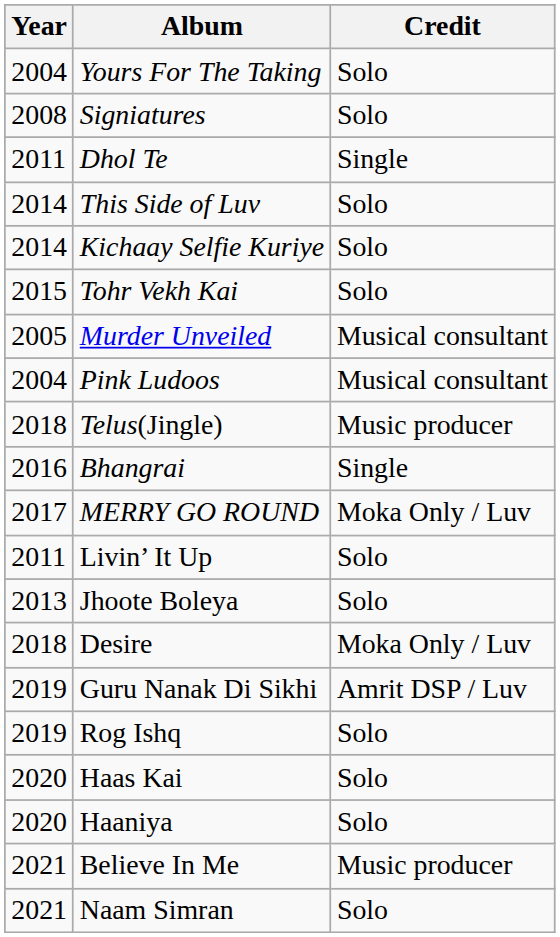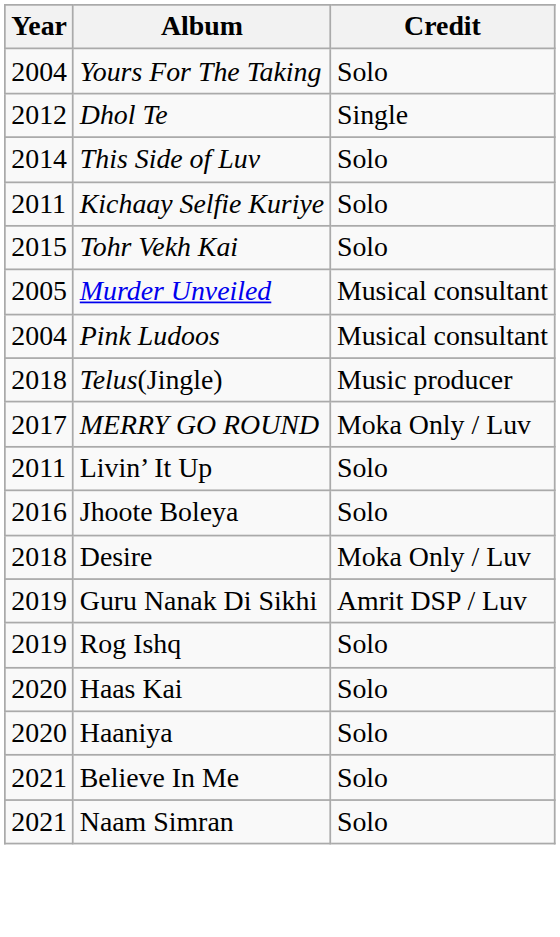- row: (143, 114)
(39, 159) 2011 -> (39, 114) 2012
(39, 247) 2014 -> (39, 203) 2011
- row: (132, 468)
(39, 600) 2013 -> (39, 512) 2016
(425, 865) Music producer -> (362, 777) Solo
